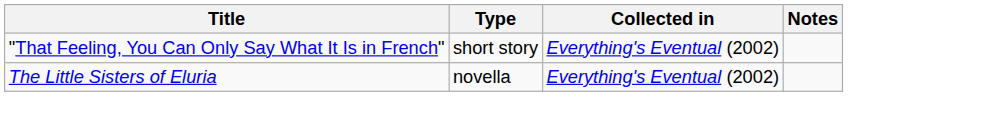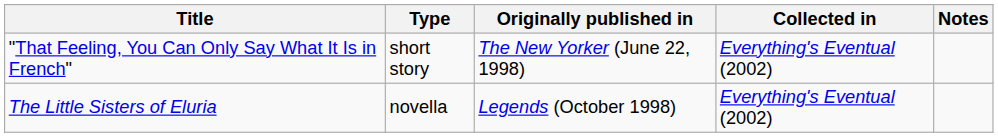+ column: (595, 18)
